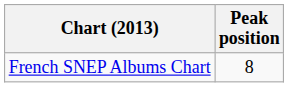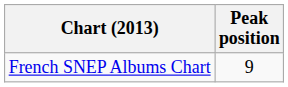(249, 67) 8 -> (249, 67) 9
